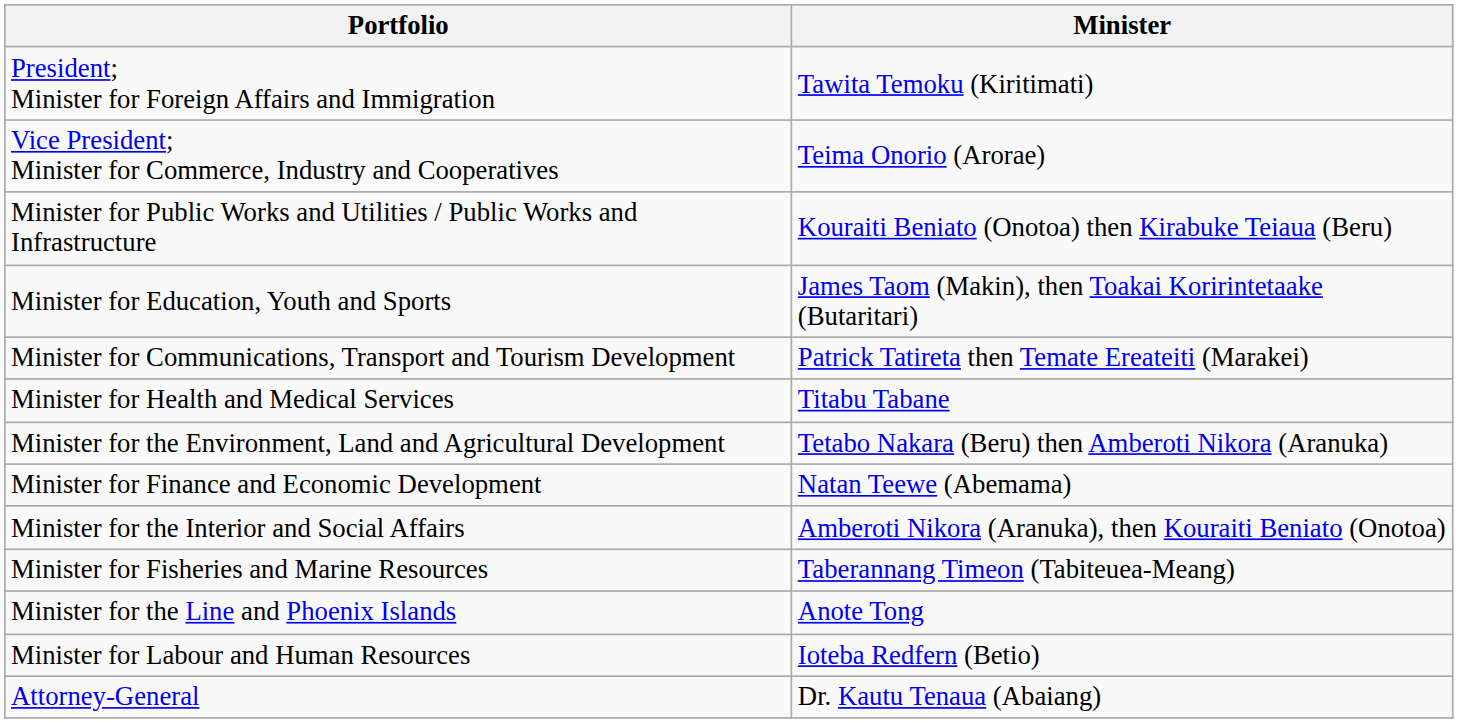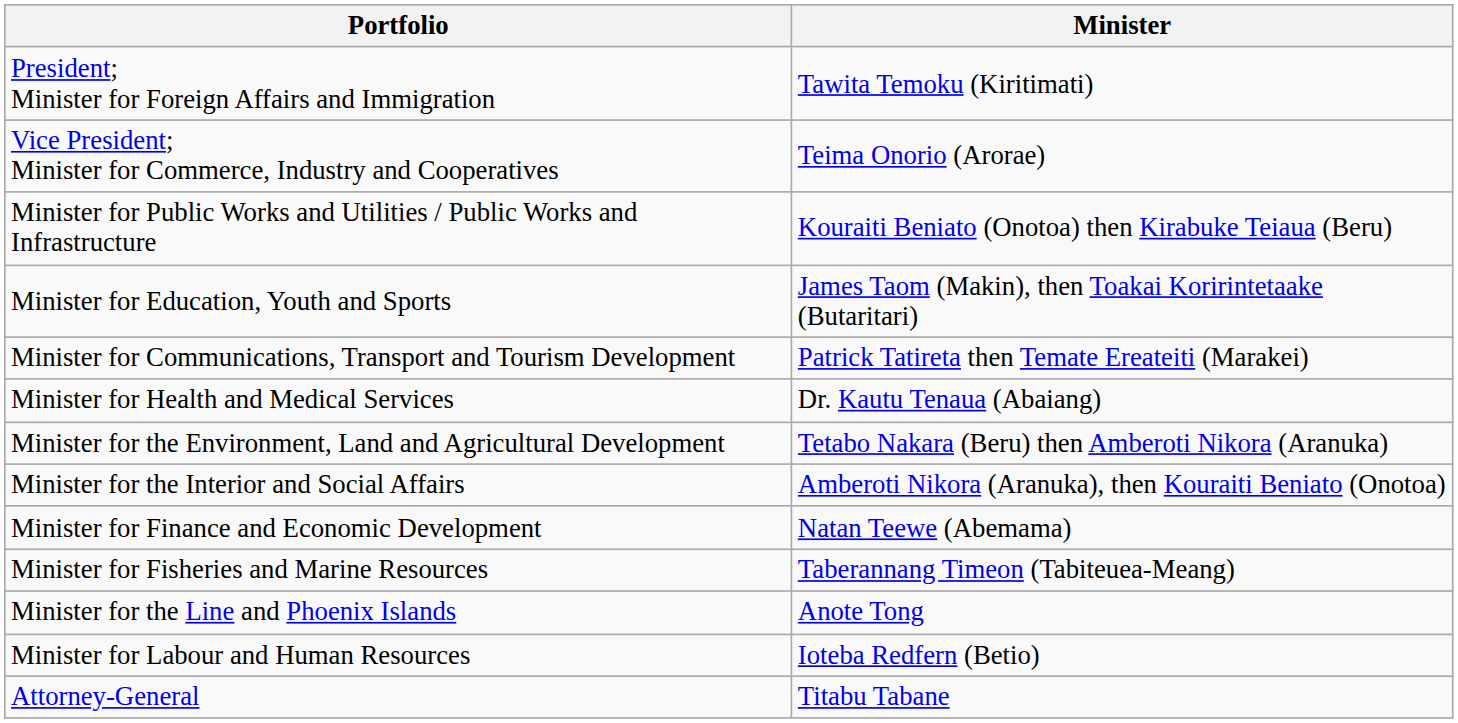(874, 400) Titabu Tabane -> (950, 400) Dr. Kautu Tenaua (Abaiang)
rows swapped: (238, 527) <-> (276, 484)
(950, 696) Dr. Kautu Tenaua (Abaiang) -> (874, 696) Titabu Tabane
